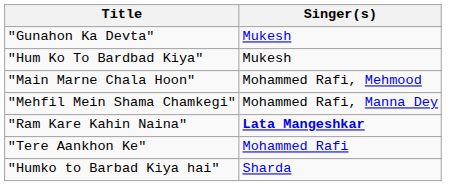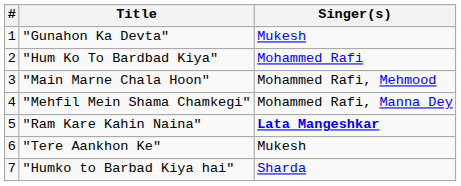+ column: (12, 16)
(267, 60) Mukesh -> (310, 60) Mohammed Rafi
(295, 147) Mohammed Rafi -> (282, 147) Mukesh
